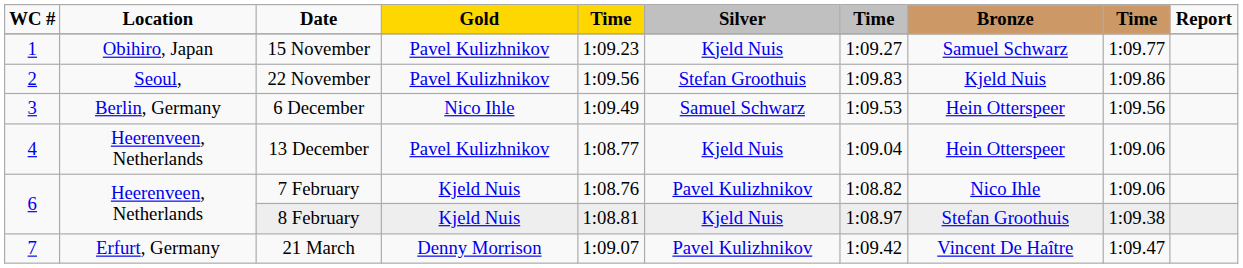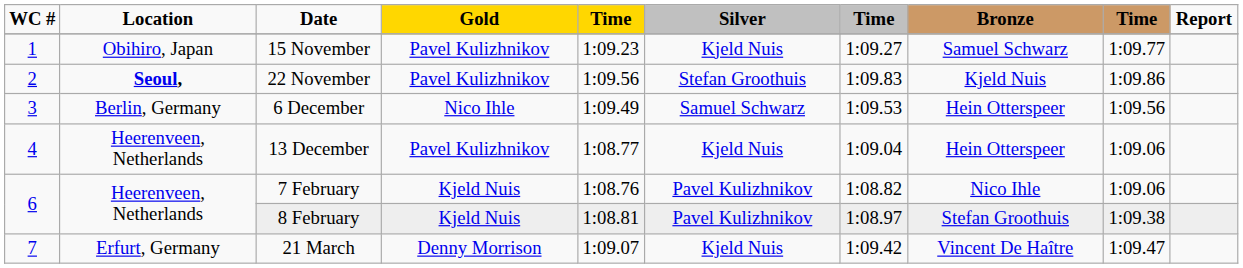(158, 78) normal -> (158, 78) bold
(742, 218) Kjeld Nuis -> (742, 218) Pavel Kulizhnikov
(742, 248) Pavel Kulizhnikov -> (742, 248) Kjeld Nuis
